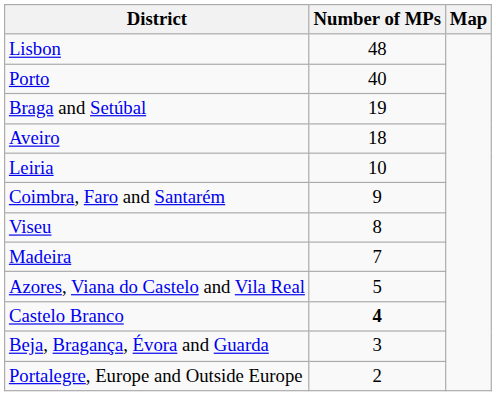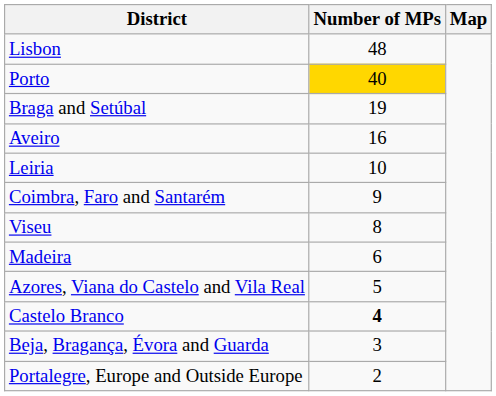(377, 78) no background -> (377, 78) gold background
(377, 138) 18 -> (377, 138) 16
(377, 256) 7 -> (377, 256) 6
